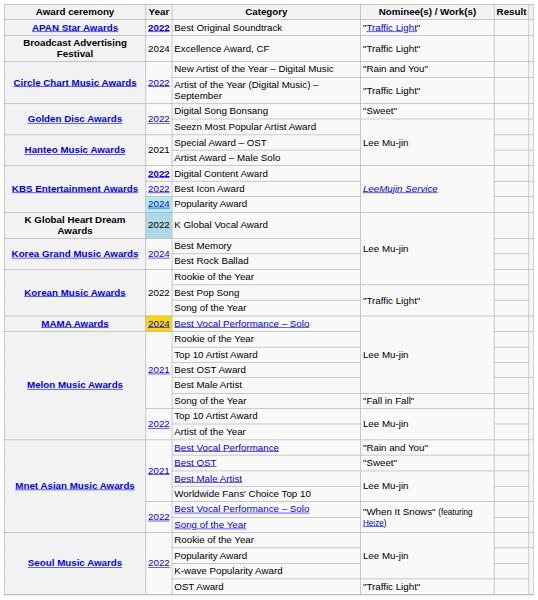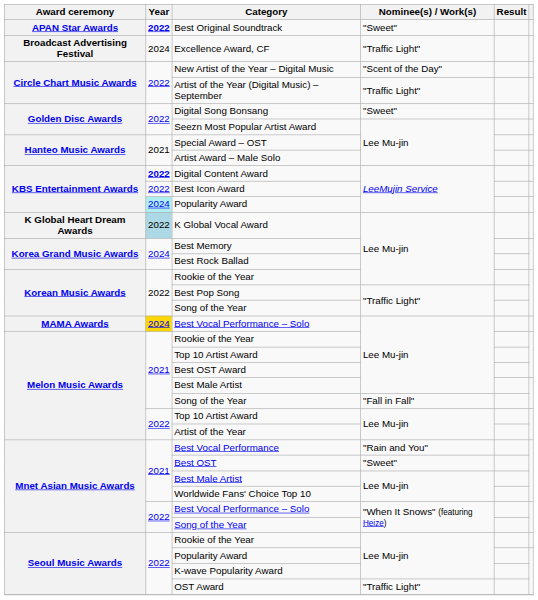(392, 27) "Traffic Light" -> (380, 27) "Sweet"
(395, 69) "Rain and You" -> (402, 69) "Scent of the Day"
